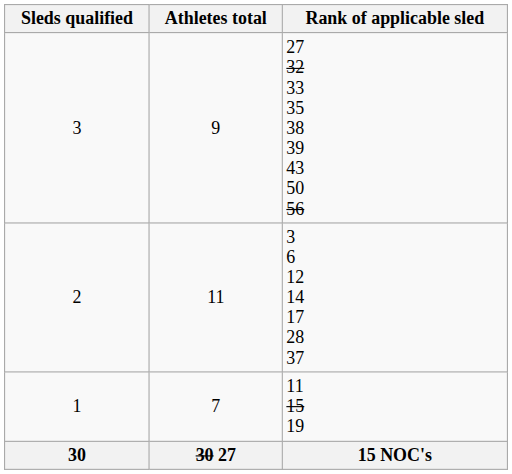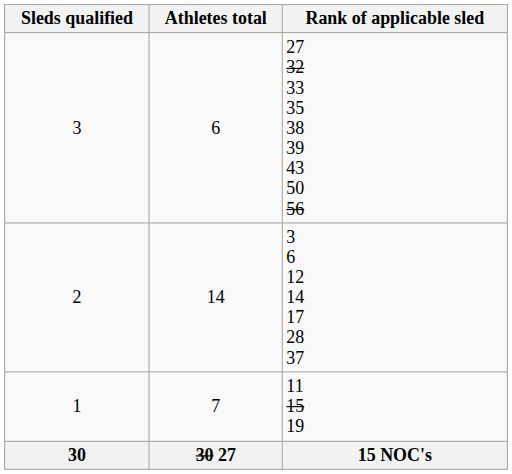(216, 127) 9 -> (216, 127) 6
(216, 297) 11 -> (216, 297) 14
